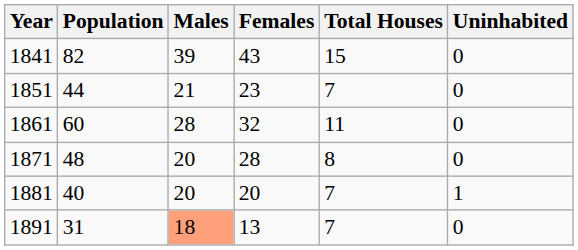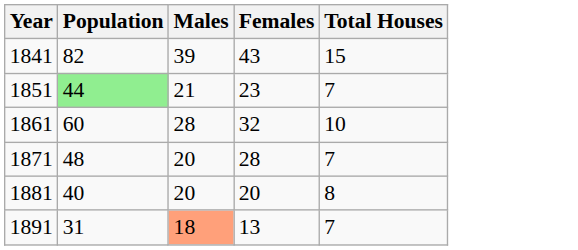- column: (510, 21)
(74, 90) no background -> (74, 90) lightgreen background
(335, 124) 11 -> (335, 124) 10
(330, 158) 8 -> (330, 158) 7
(330, 192) 7 -> (330, 192) 8
